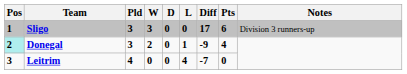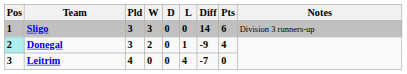(205, 28) 17 -> (205, 28) 14
